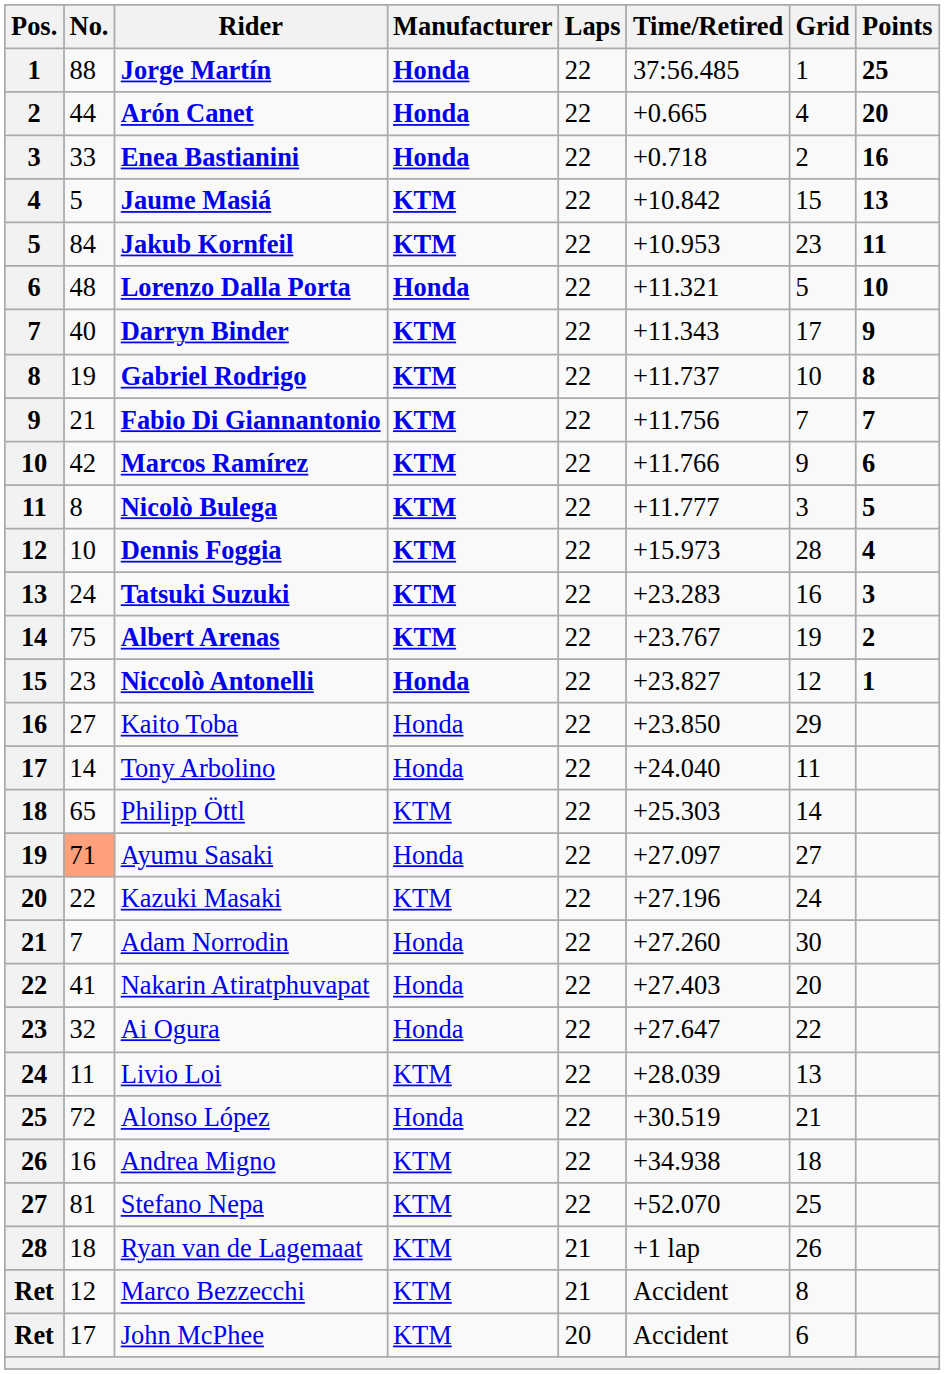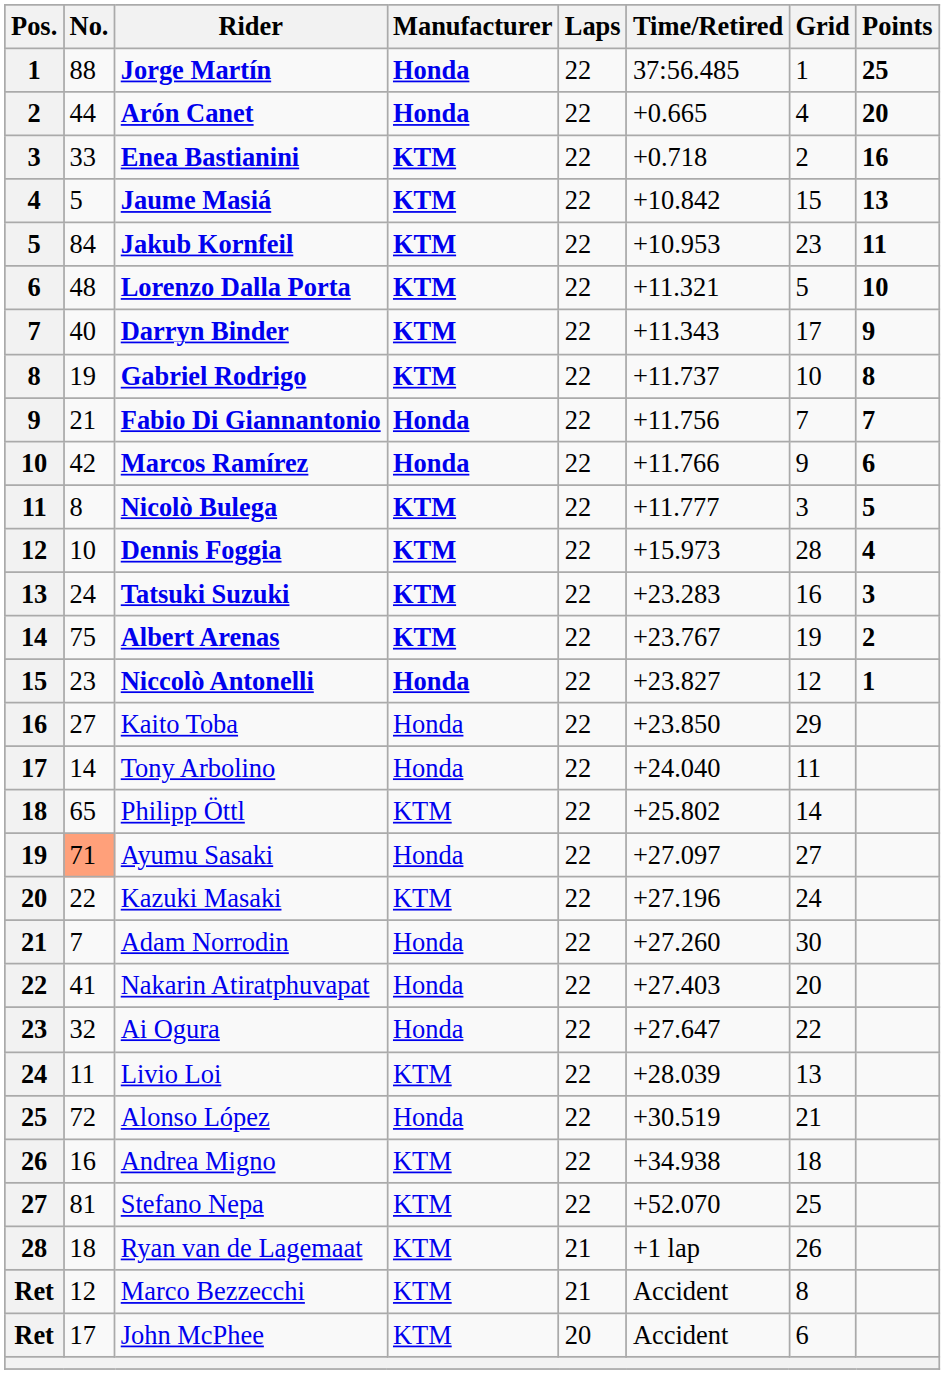(431, 157) Honda -> (425, 157) KTM
(431, 288) Honda -> (425, 288) KTM
(425, 418) KTM -> (431, 418) Honda
(425, 462) KTM -> (431, 462) Honda
(677, 811) +25.303 -> (677, 811) +25.802
